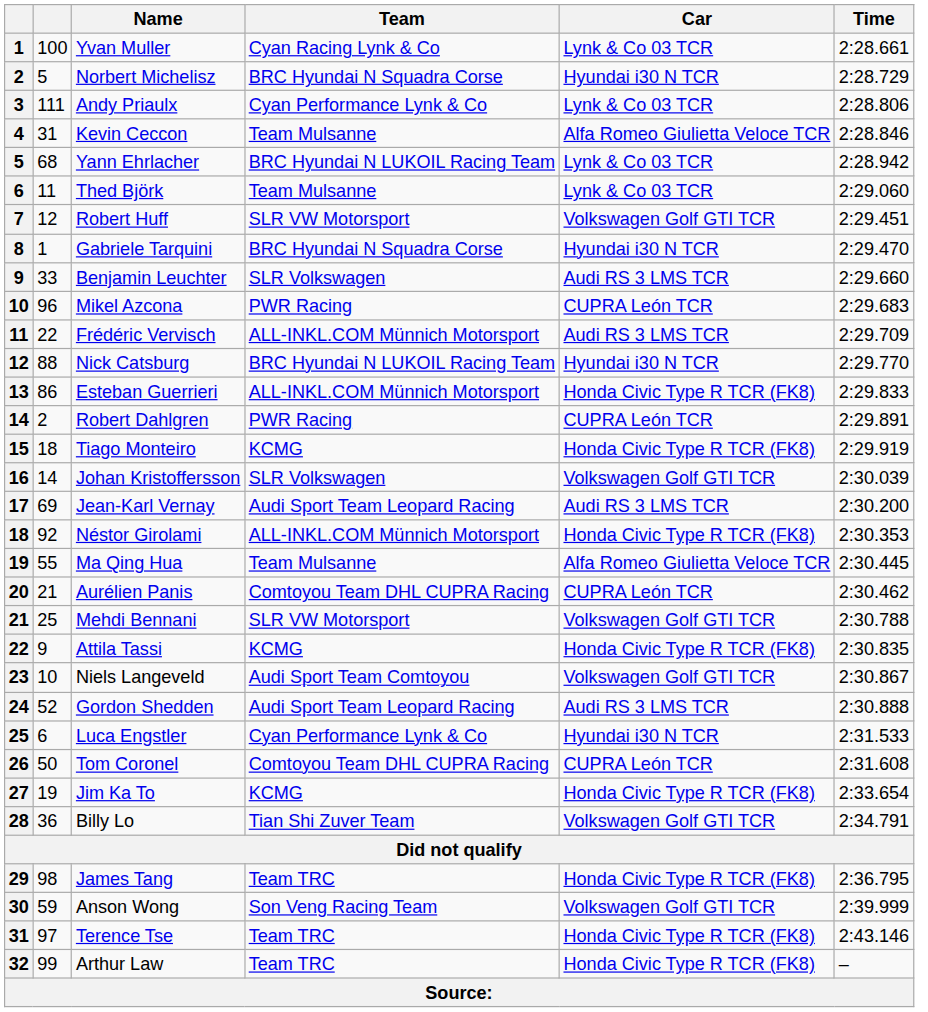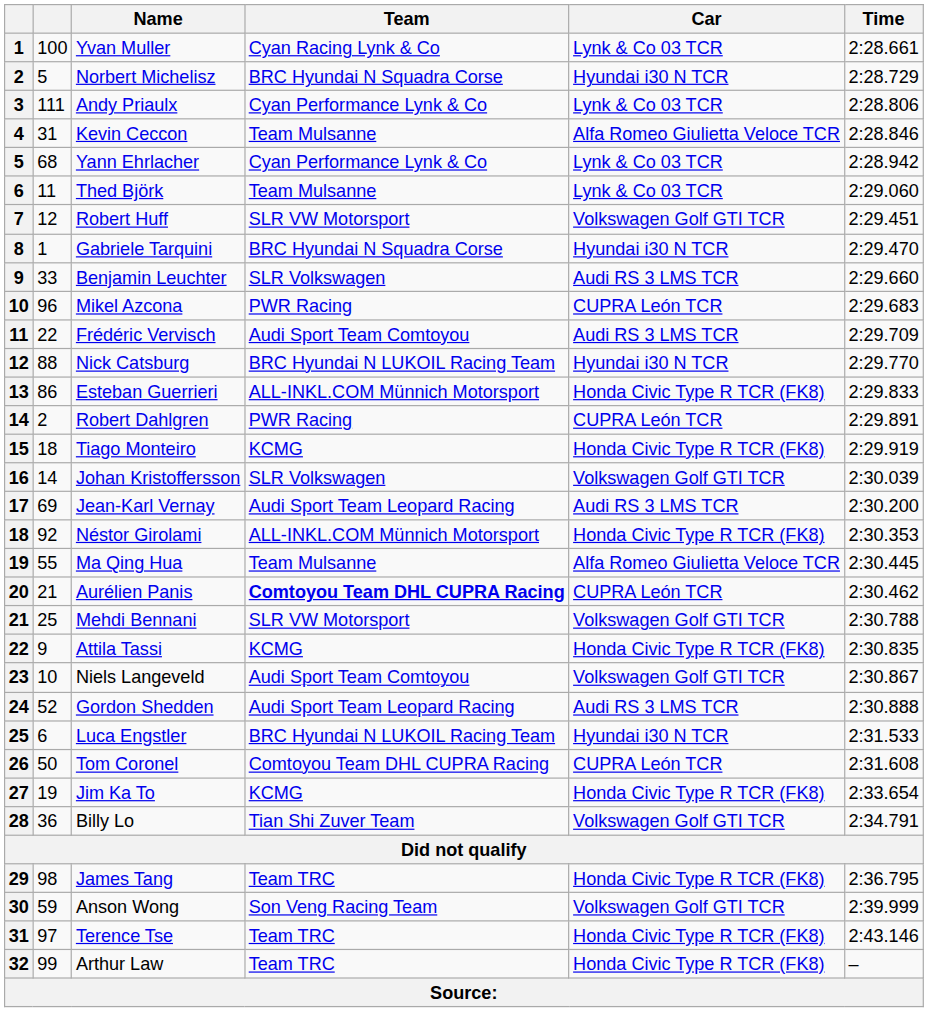(402, 162) BRC Hyundai N LUKOIL Racing Team -> (368, 162) Cyan Performance Lynk & Co
(394, 334) ALL-INKL.COM Münnich Motorsport -> (359, 334) Audi Sport Team Comtoyou
(399, 592) normal -> (407, 592) bold
(368, 735) Cyan Performance Lynk & Co -> (402, 735) BRC Hyundai N LUKOIL Racing Team
